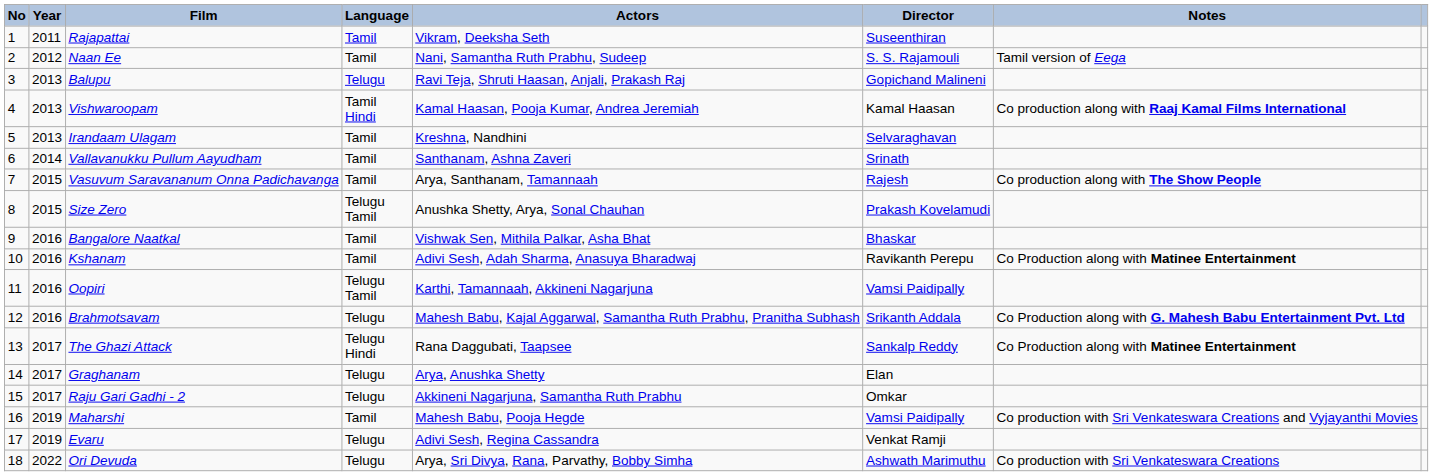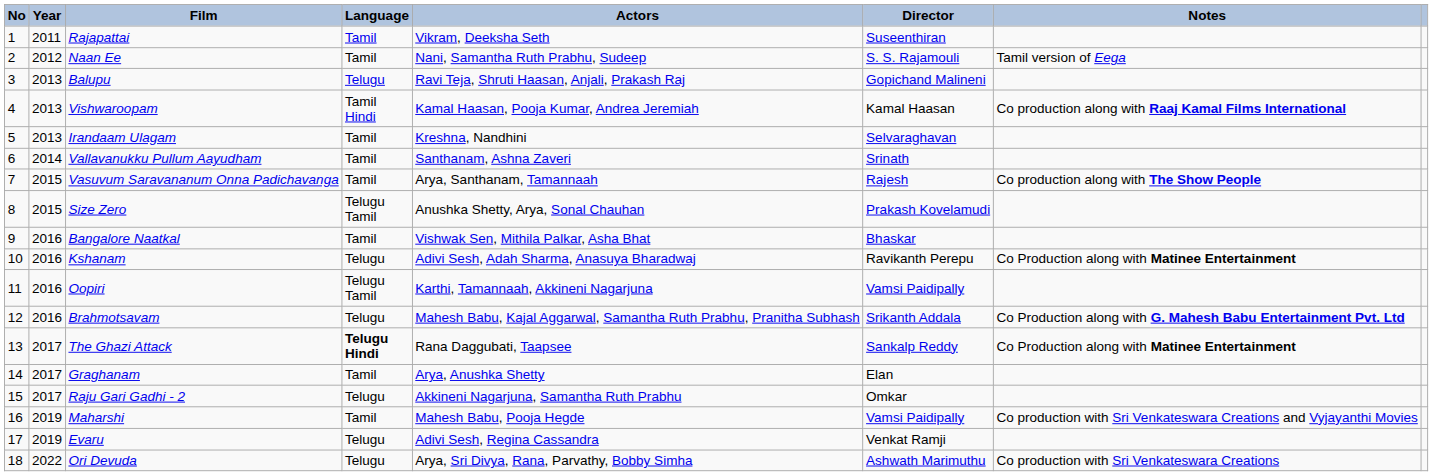(361, 259) Tamil -> (365, 259) Telugu
(365, 346) normal -> (367, 346) bold
(365, 375) Telugu -> (361, 375) Tamil
